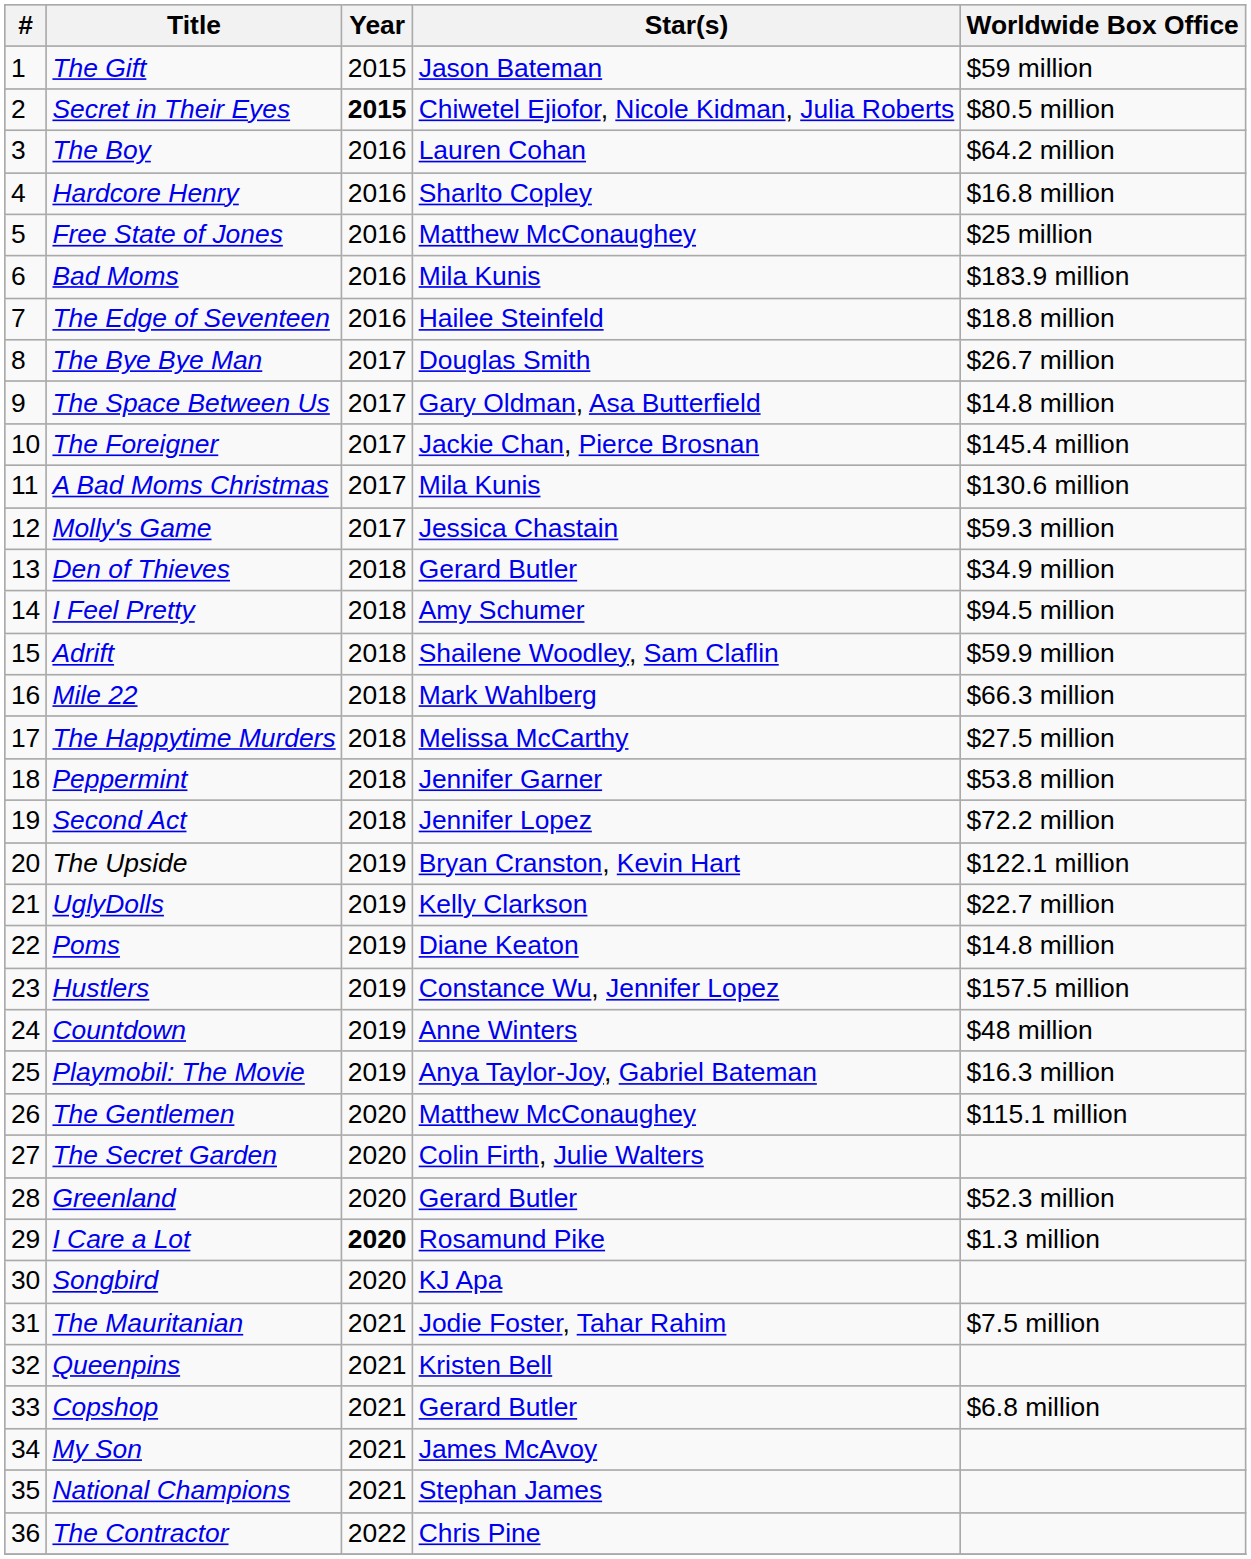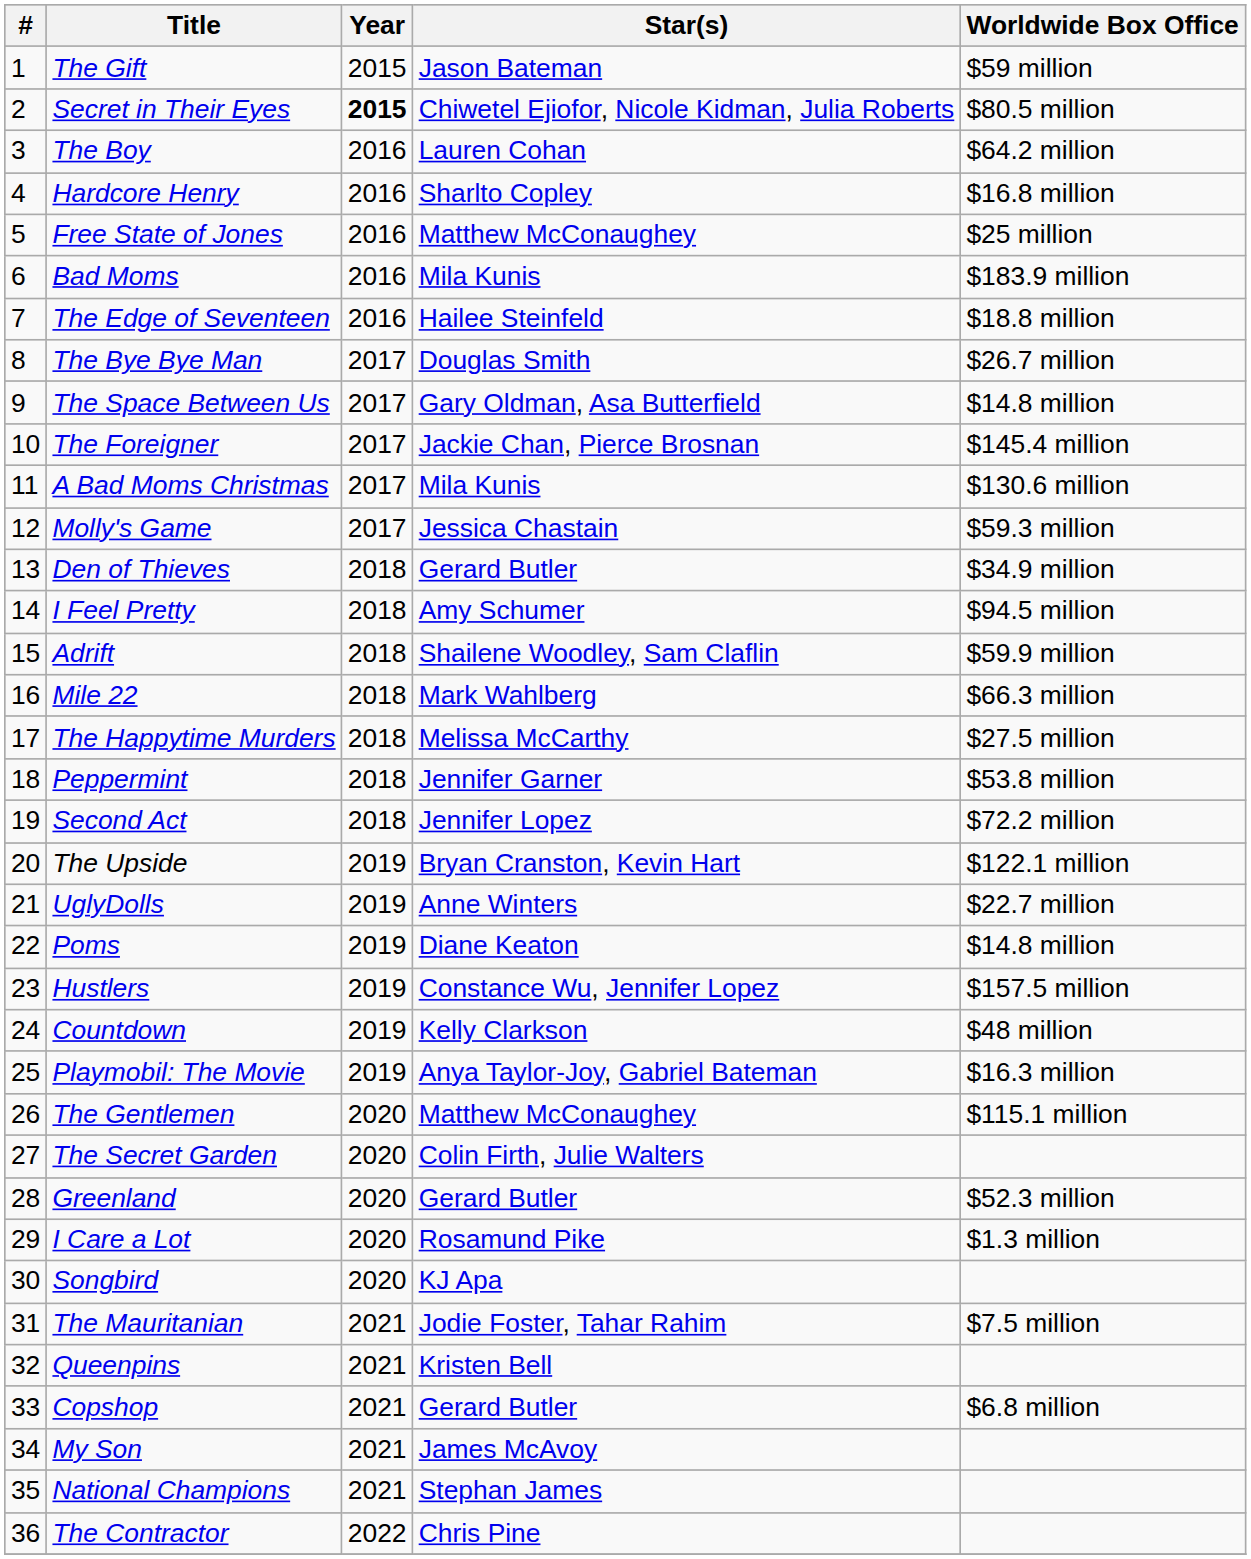(503, 904) Kelly Clarkson -> (498, 904) Anne Winters
(498, 1030) Anne Winters -> (503, 1030) Kelly Clarkson
(377, 1239) bold -> (377, 1239) normal
